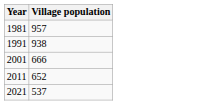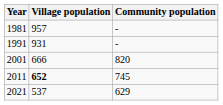+ column: (165, 12)
(39, 44) 938 -> (39, 44) 931
(39, 76) normal -> (39, 76) bold
